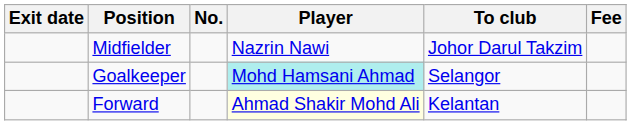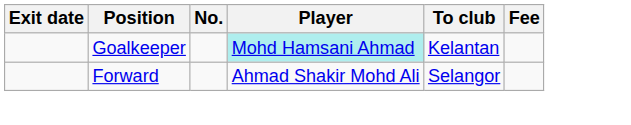- row: (132, 47)
(464, 76) Selangor -> (464, 47) Kelantan
(326, 104) lightyellow background -> (326, 76) no background
(464, 104) Kelantan -> (464, 76) Selangor
